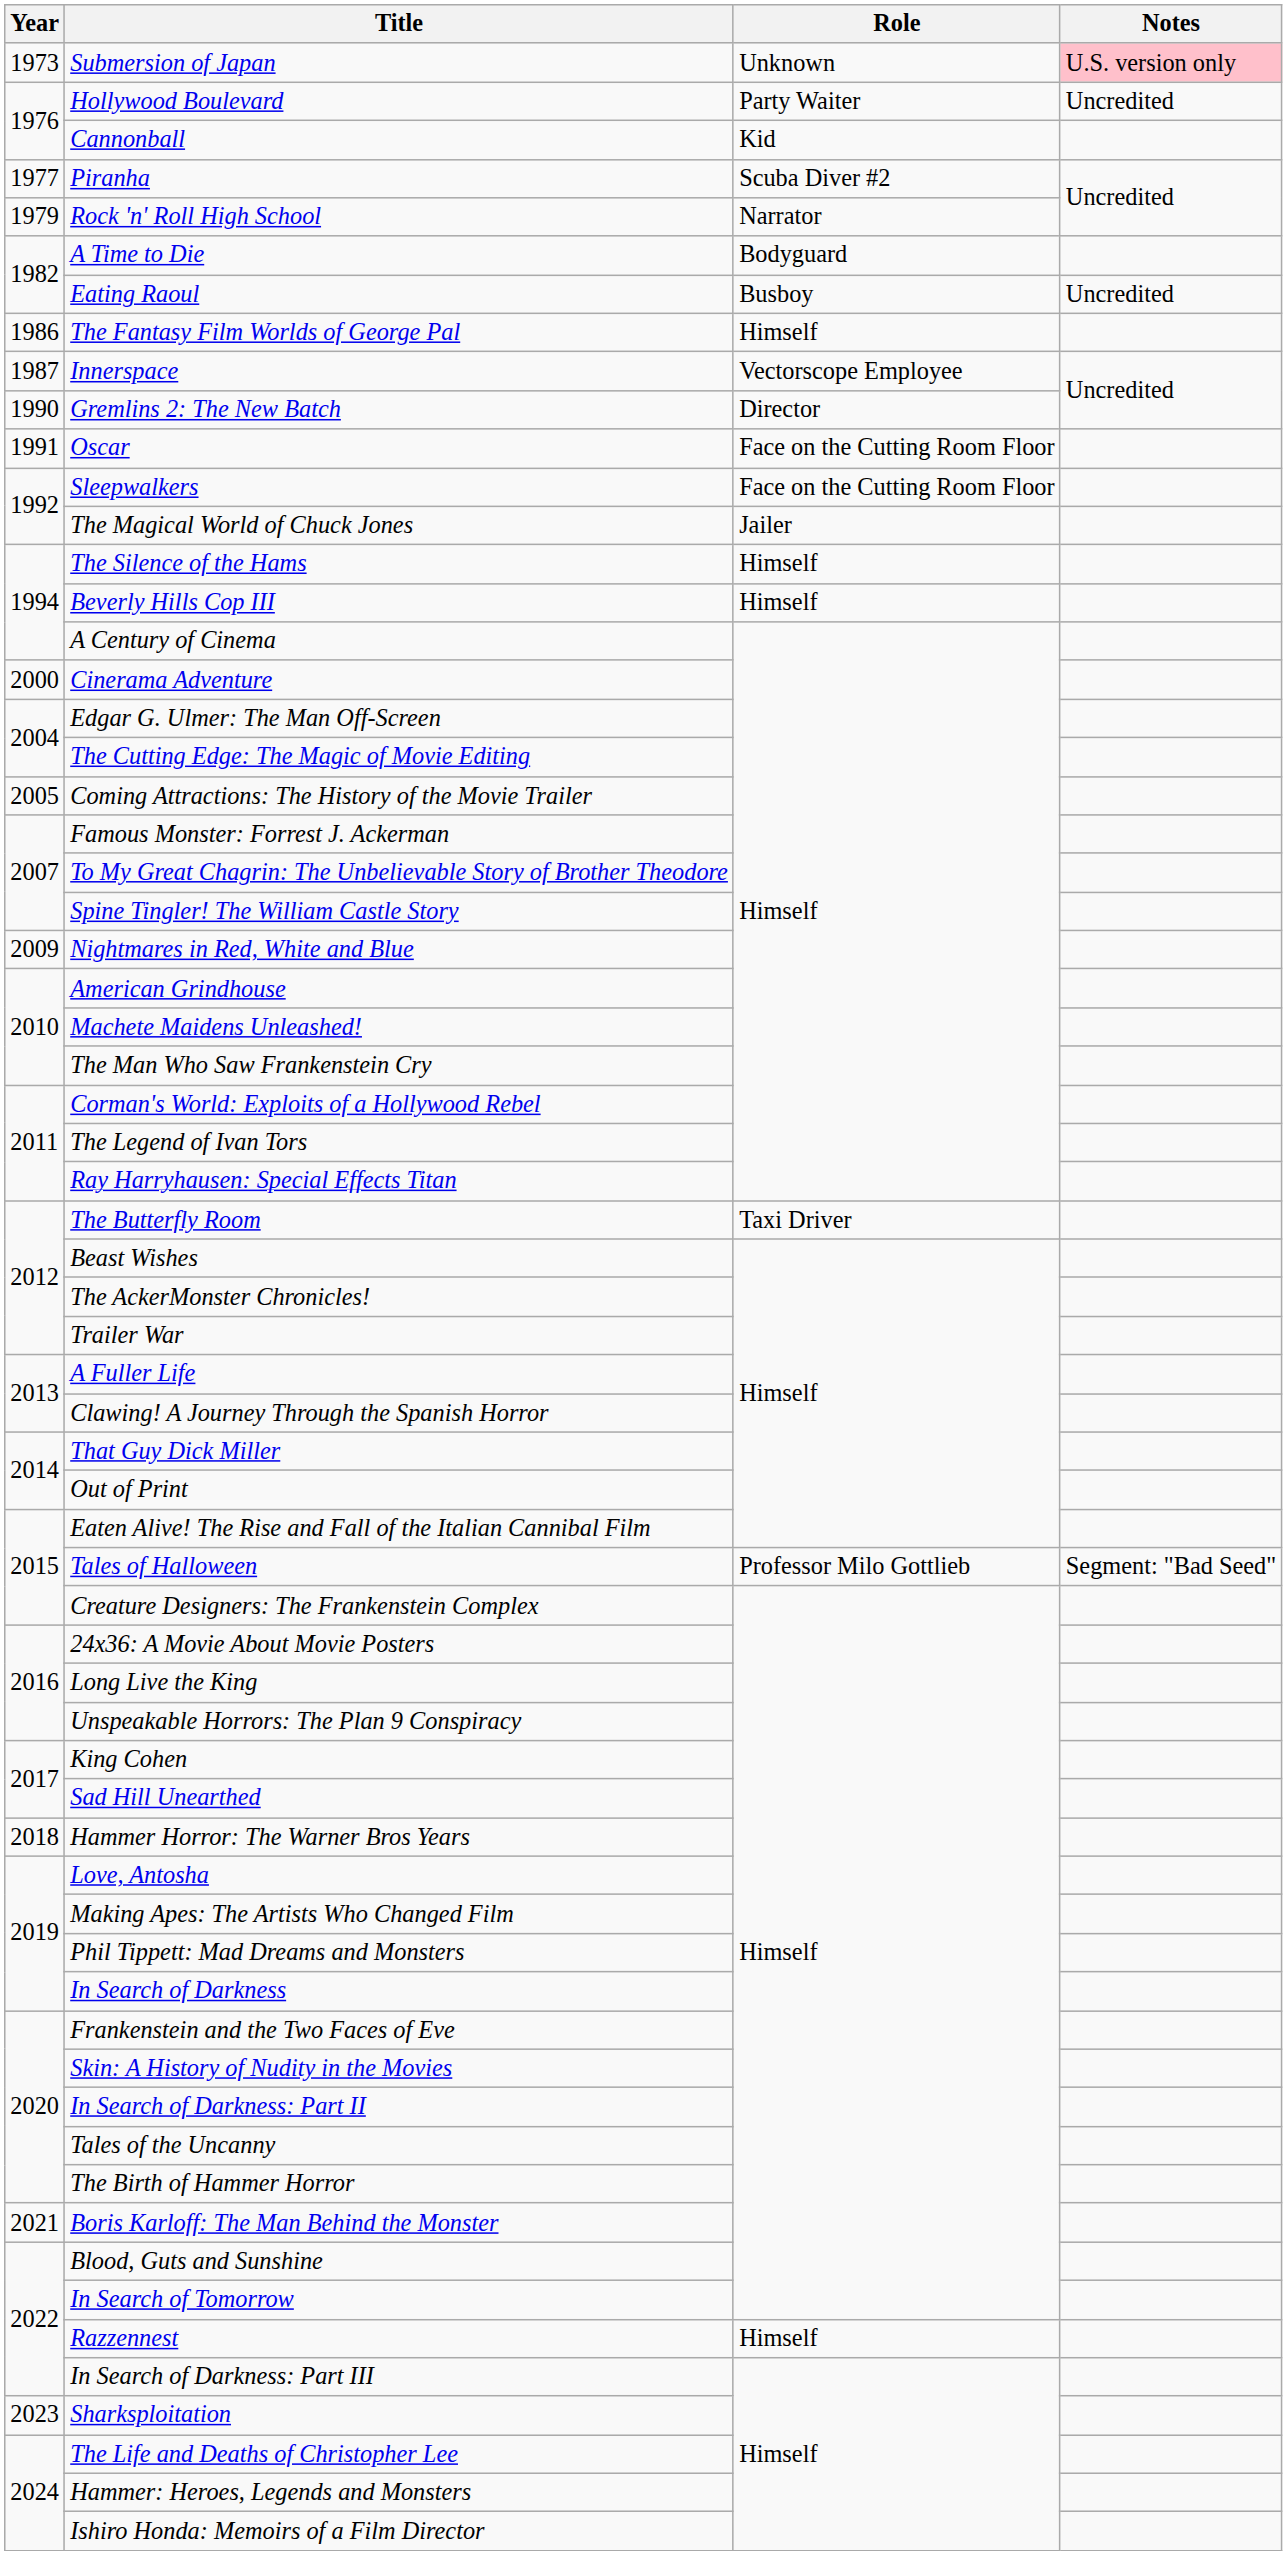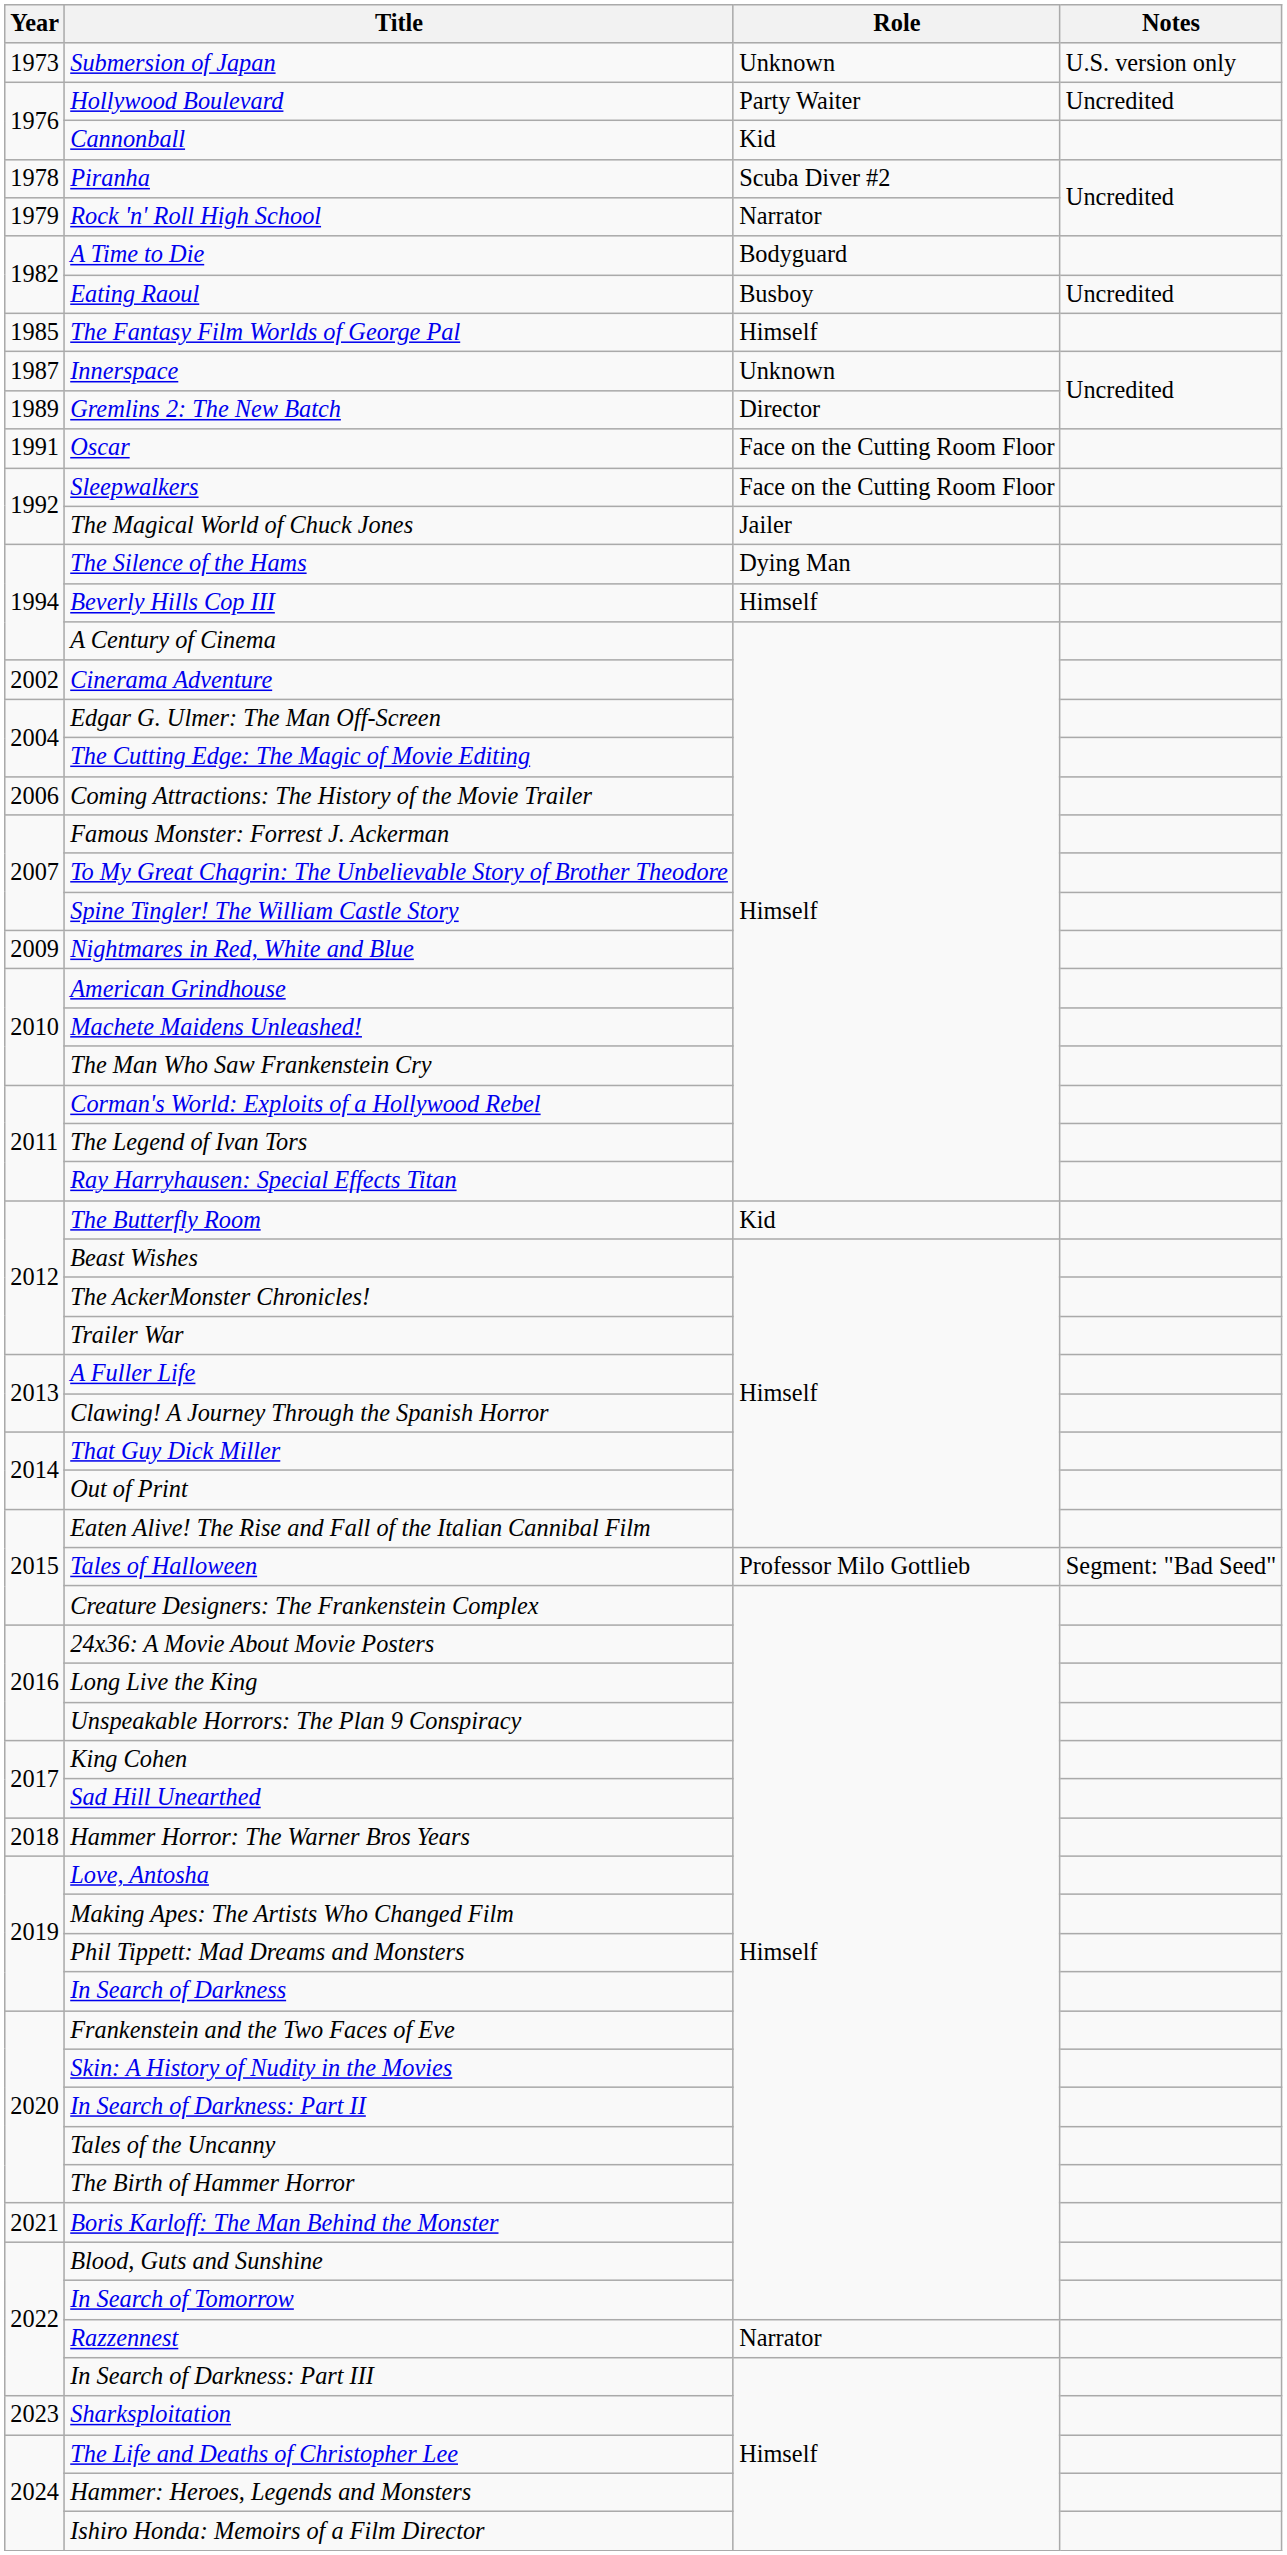(1151, 62) pink background -> (1151, 62) no background
(35, 178) 1977 -> (35, 178) 1978
(35, 332) 1986 -> (35, 332) 1985
(851, 370) Vectorscope Employee -> (787, 370) Unknown
(35, 409) 1990 -> (35, 409) 1989
(778, 563) Himself -> (795, 563) Dying Man
(35, 679) 2000 -> (35, 679) 2002
(35, 795) 2005 -> (35, 795) 2006
(795, 1219) Taxi Driver -> (757, 1219) Kid
(778, 2337) Himself -> (780, 2337) Narrator
